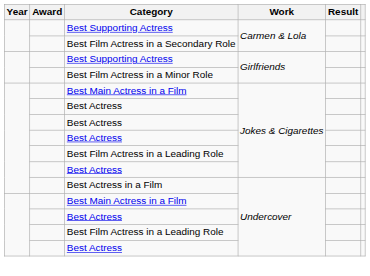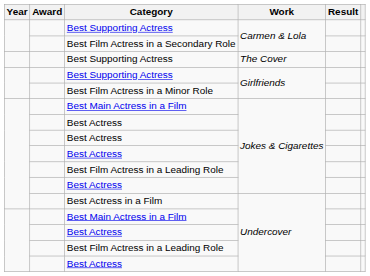+ row: (120, 59)
